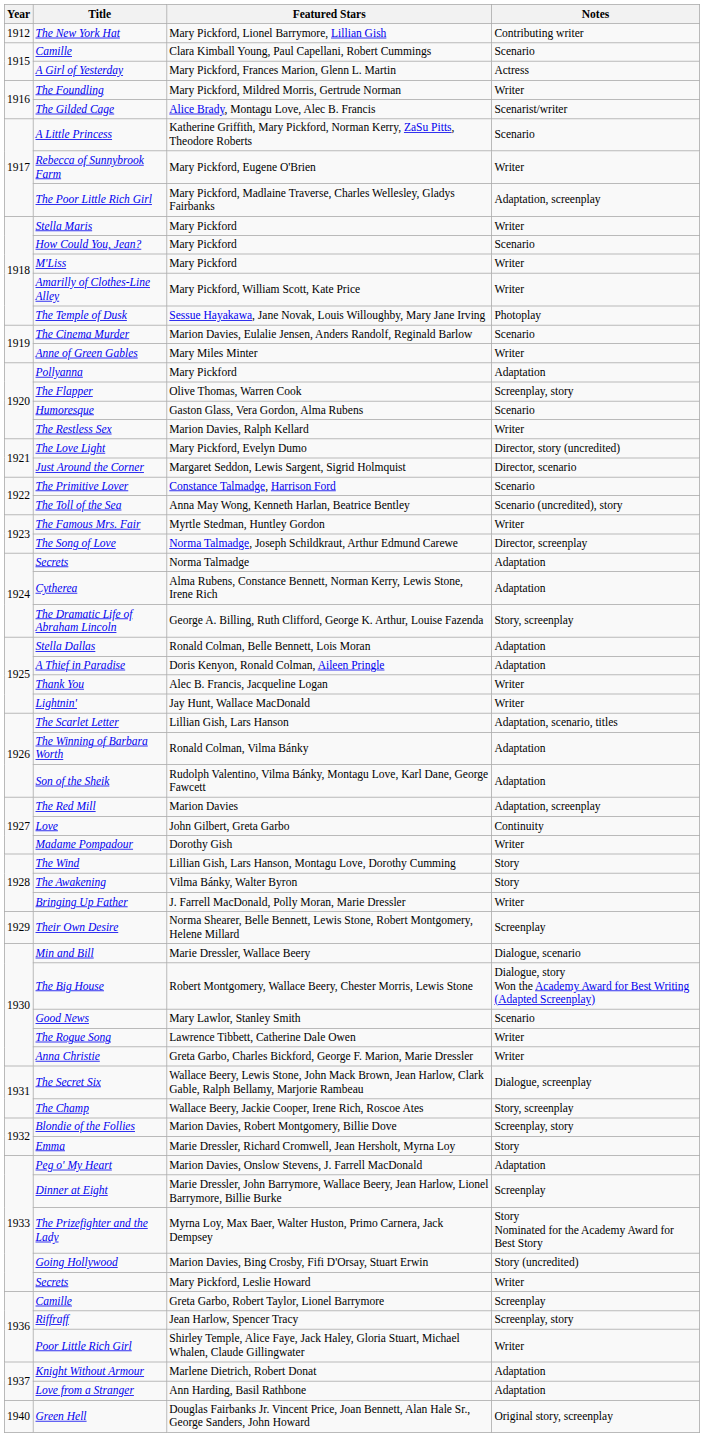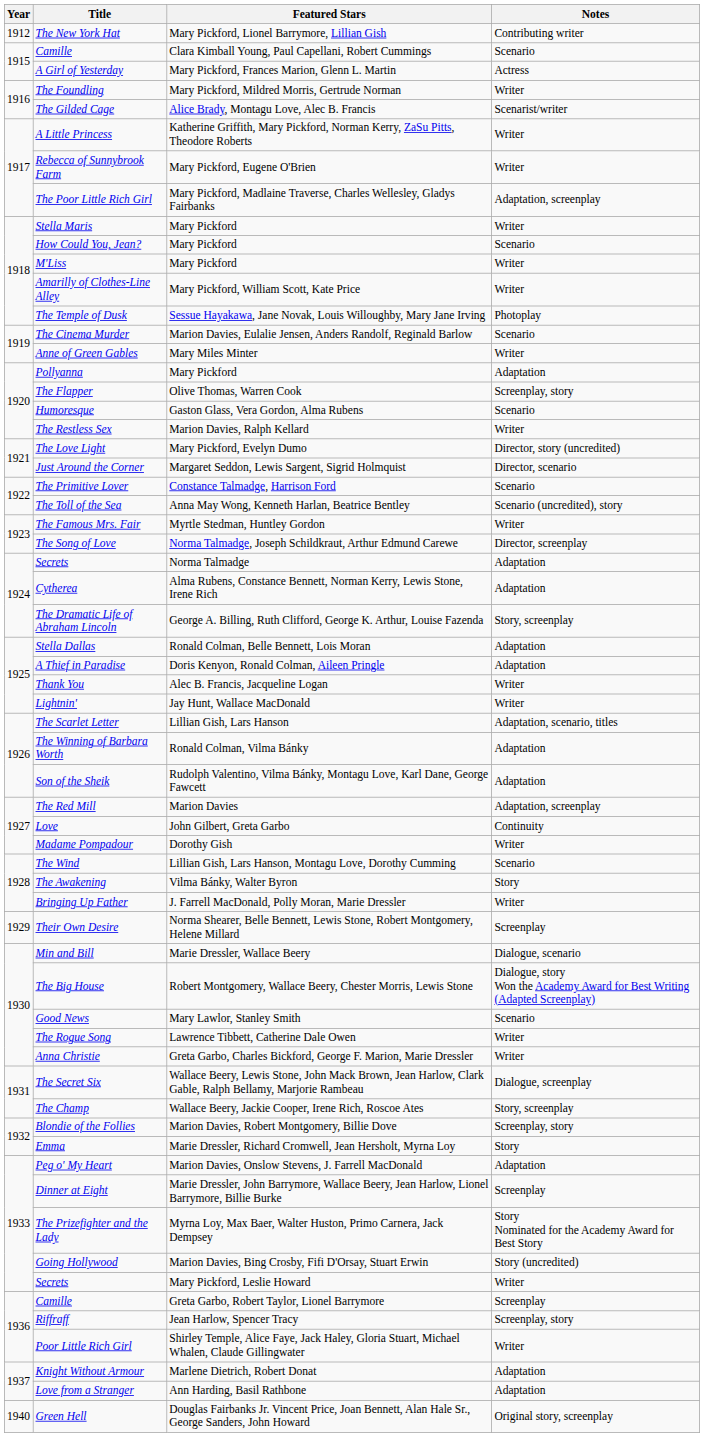(515, 135) Scenario -> (509, 135) Writer
(507, 864) Story -> (515, 864) Scenario
